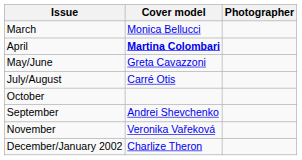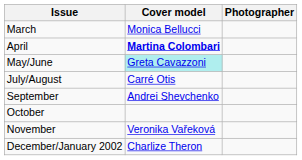(167, 63) no background -> (167, 63) paleturquoise background
rows swapped: (33, 113) <-> (26, 96)
